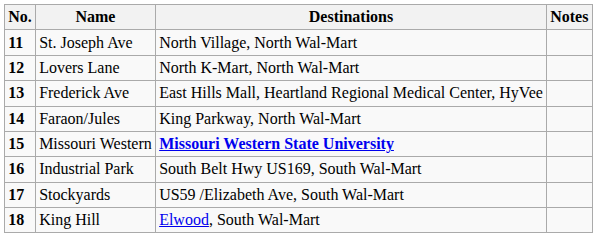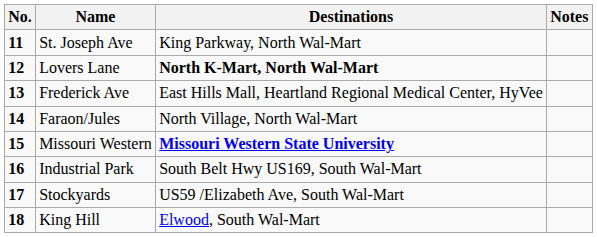(258, 42) North Village, North Wal-Mart -> (260, 42) King Parkway, North Wal-Mart
(259, 67) normal -> (269, 67) bold
(260, 118) King Parkway, North Wal-Mart -> (258, 118) North Village, North Wal-Mart
